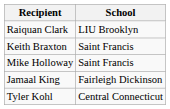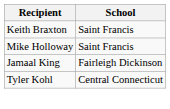- row: (37, 29)
